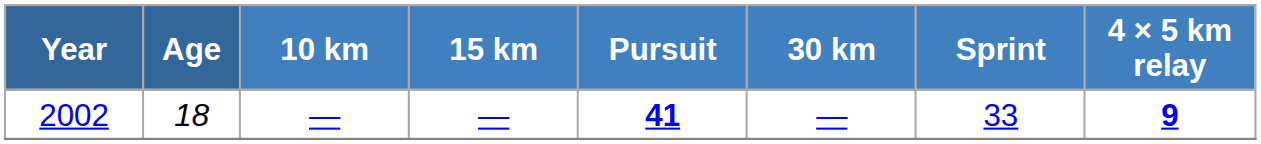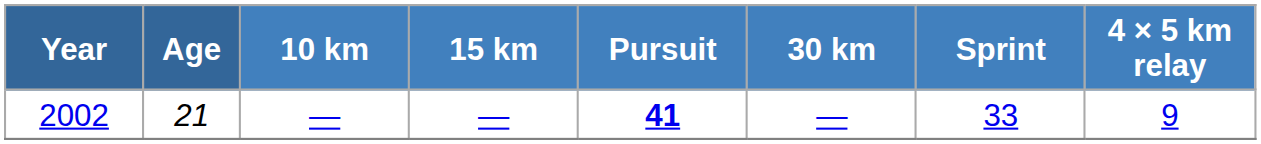(192, 115) 18 -> (192, 115) 21
(1170, 115) bold -> (1170, 115) normal
